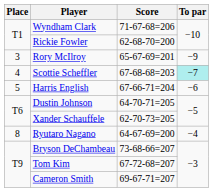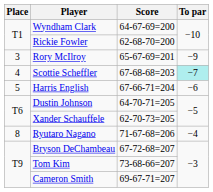(147, 27) 71-67-68=206 -> (147, 27) 64-67-69=200
(147, 133) 64-67-69=200 -> (147, 133) 71-67-68=206
(147, 149) 73-68-66=207 -> (147, 149) 67-72-68=207
(147, 164) 67-72-68=207 -> (147, 164) 73-68-66=207
